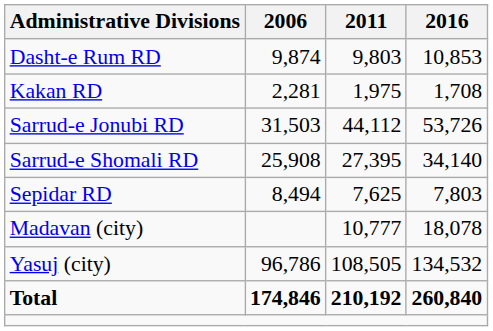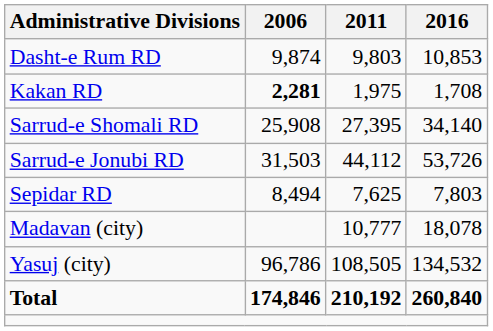(296, 90) normal -> (296, 90) bold
rows swapped: (97, 125) <-> (104, 159)
